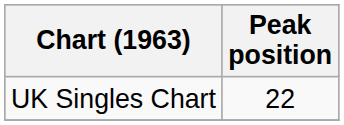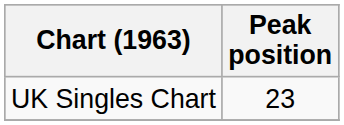(280, 98) 22 -> (280, 98) 23
